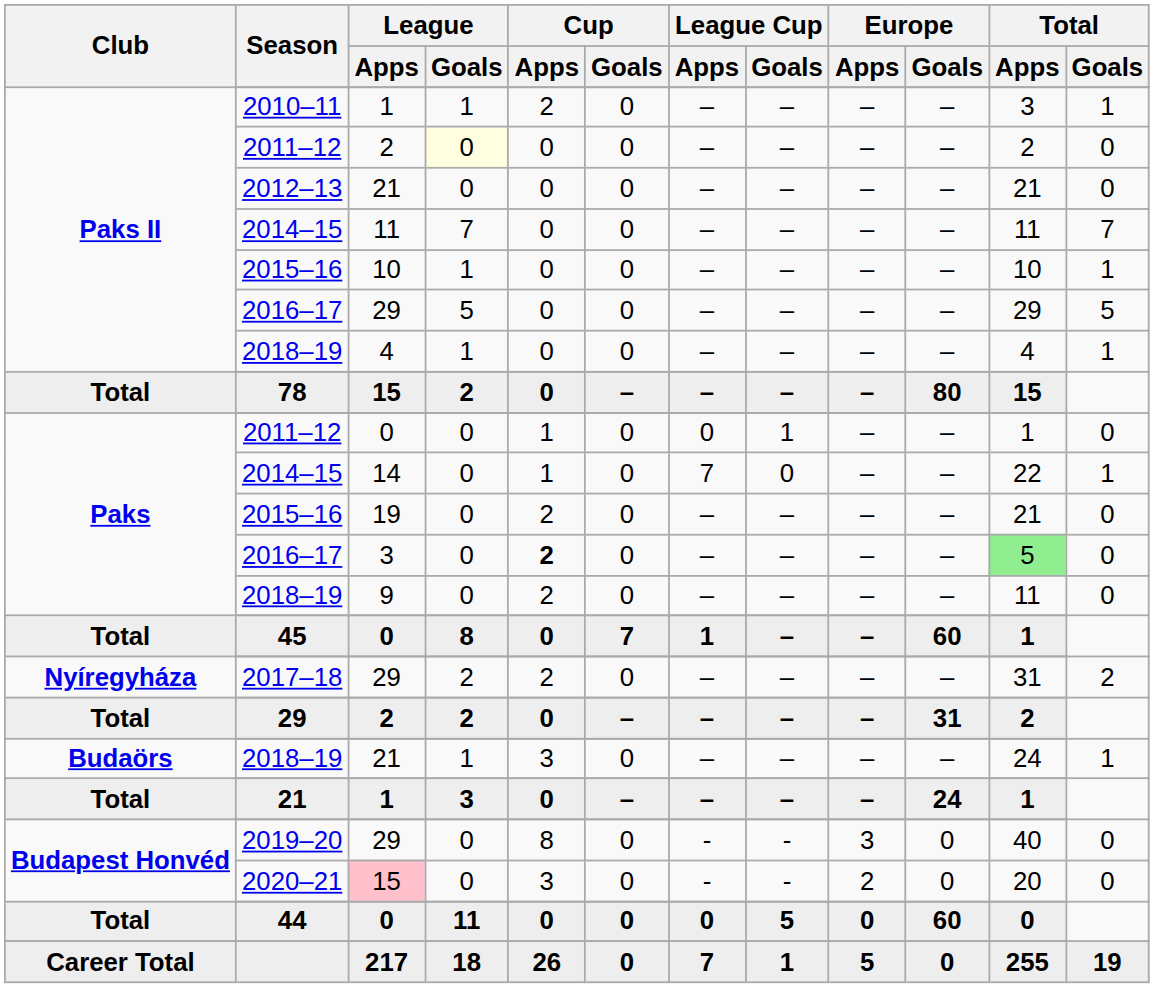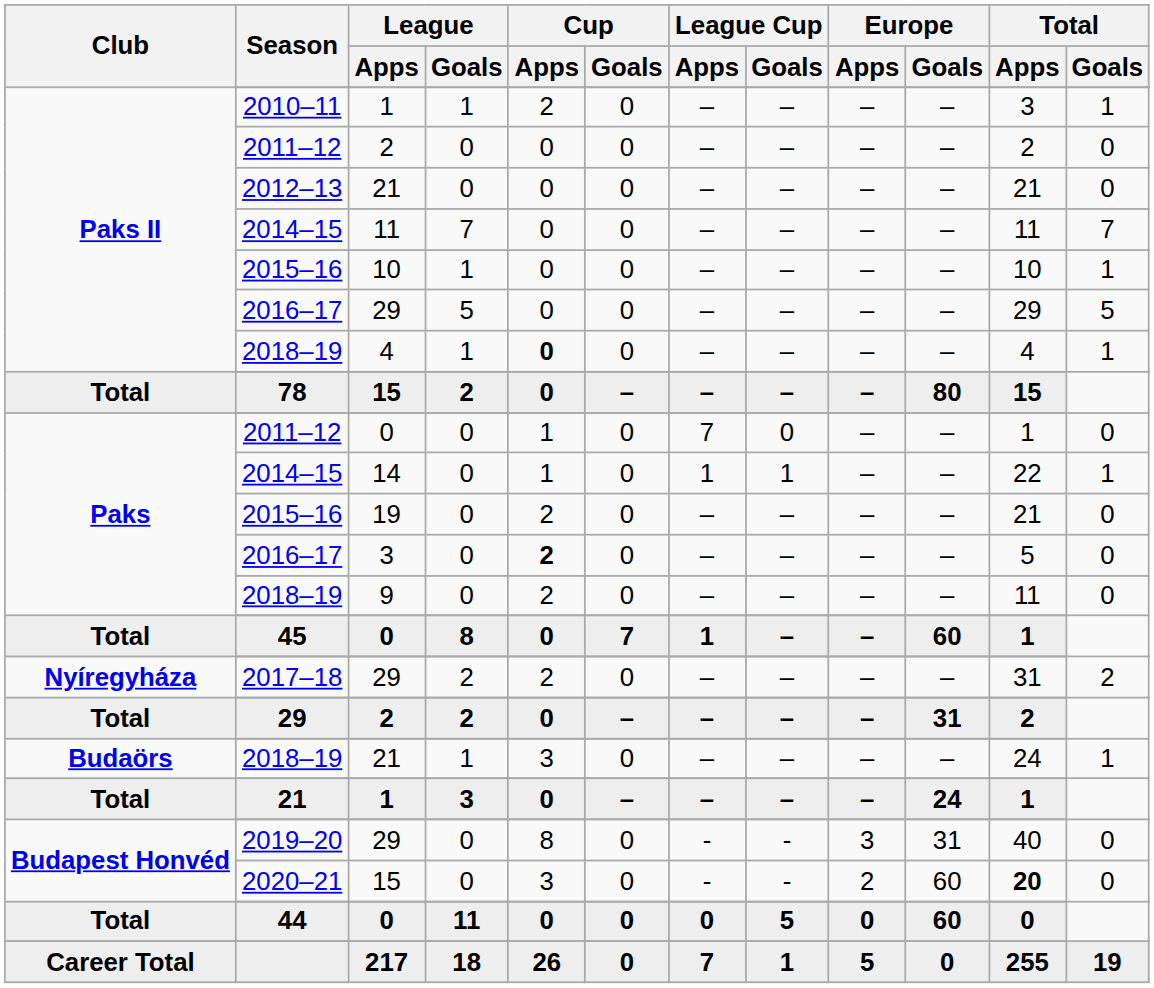(467, 148) lightyellow background -> (467, 148) no background
(547, 351) normal -> (547, 351) bold
(707, 433) 0 -> (707, 433) 7
(787, 433) 1 -> (787, 433) 0
(707, 474) 7 -> (707, 474) 1
(787, 474) 0 -> (787, 474) 1
(1027, 555) lightgreen background -> (1027, 555) no background
(947, 840) 0 -> (947, 840) 31
(387, 881) pink background -> (387, 881) no background
(947, 881) 0 -> (947, 881) 60
(1027, 881) normal -> (1027, 881) bold
